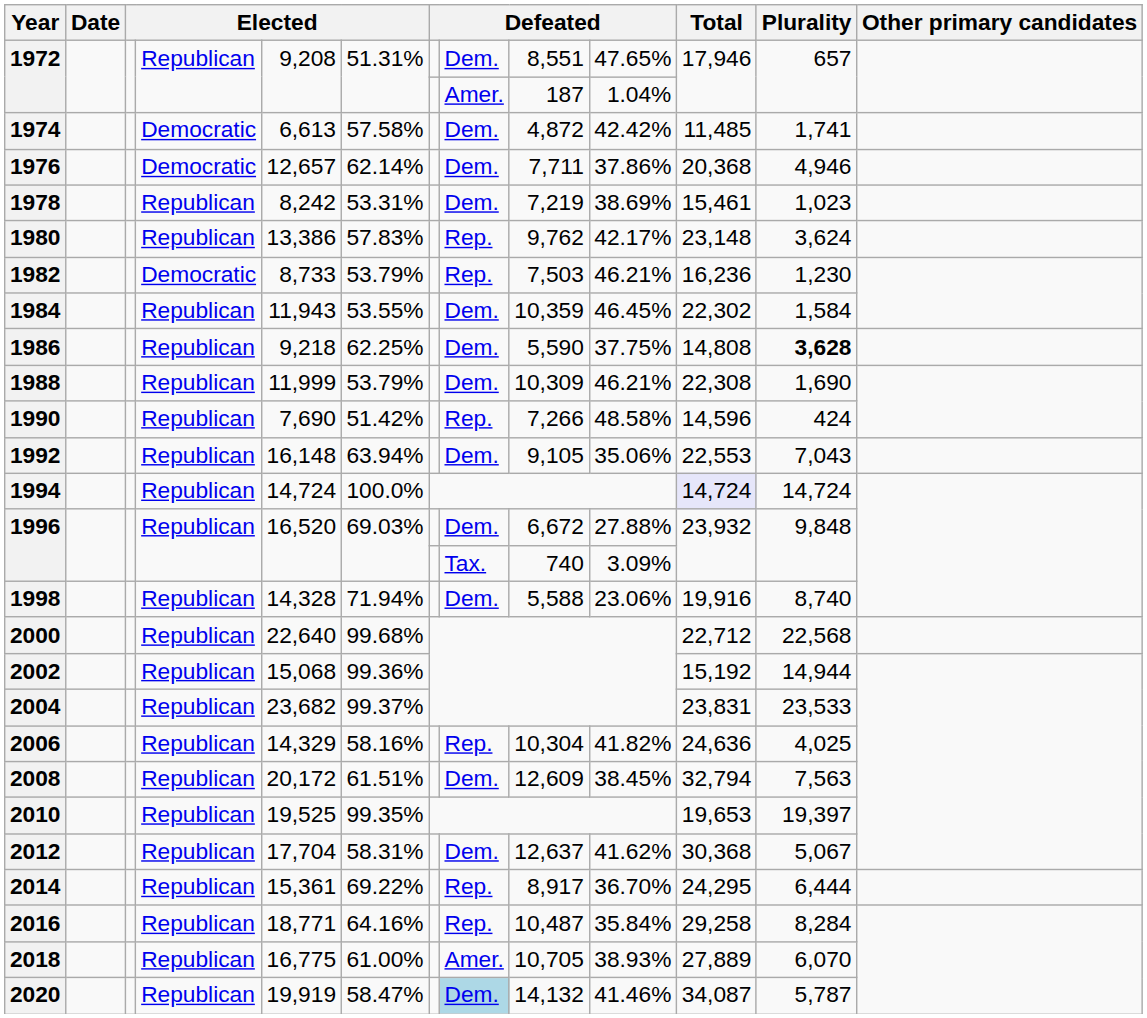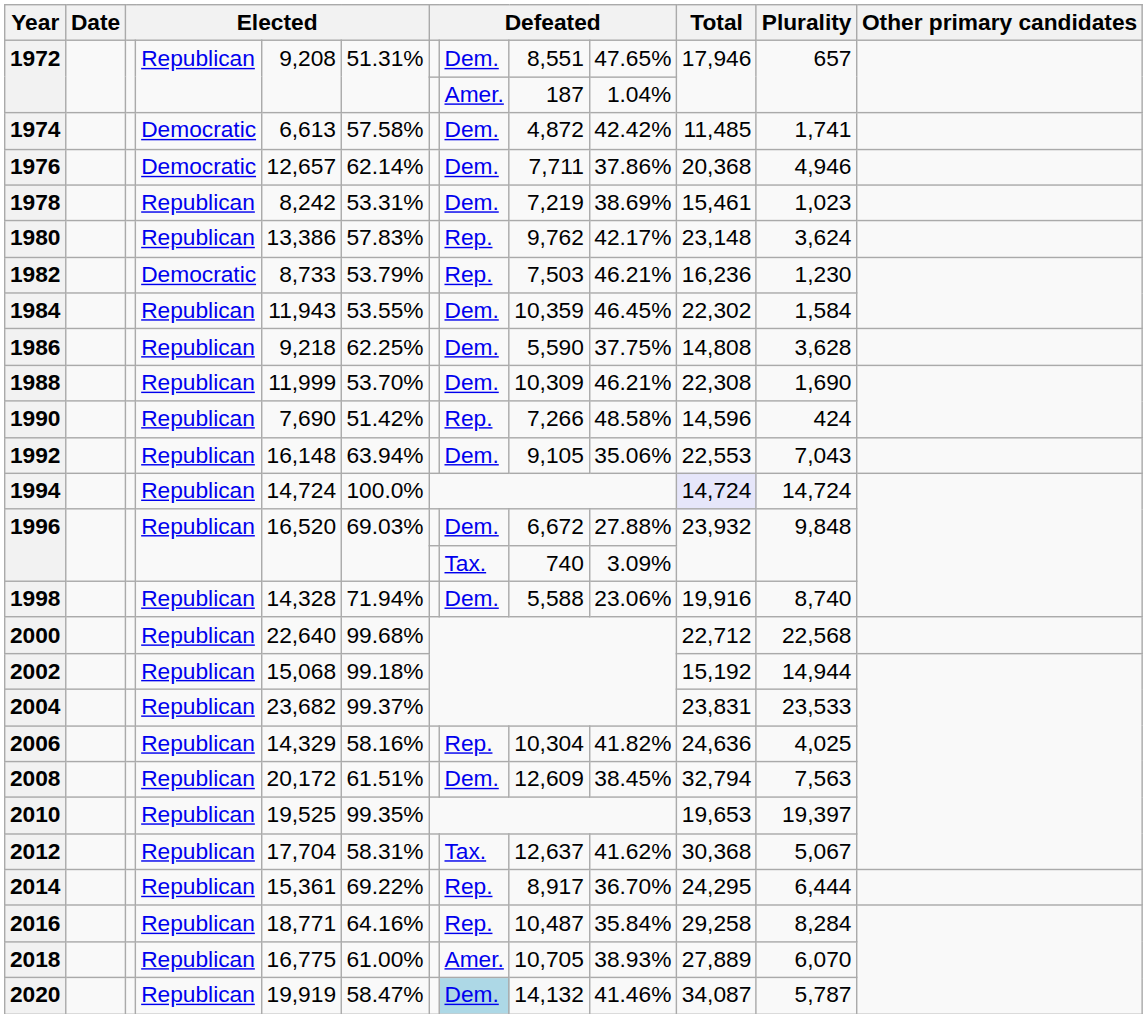(823, 346) bold -> (823, 346) normal
(385, 382) 53.79% -> (385, 382) 53.70%
(385, 671) 99.36% -> (385, 671) 99.18%
(472, 851) Dem. -> (465, 851) Tax.
